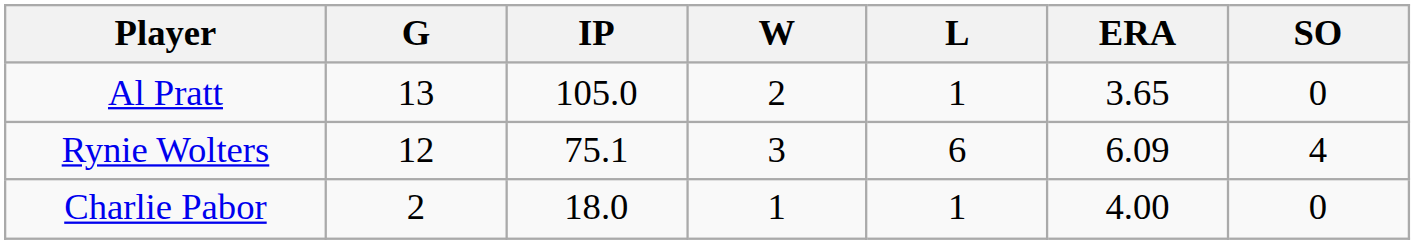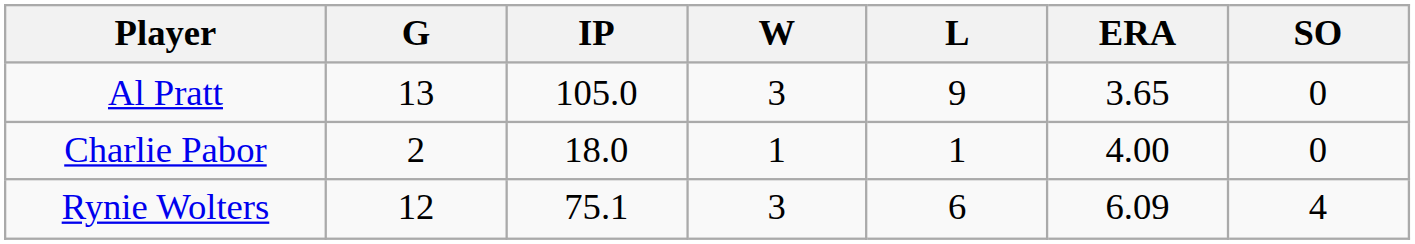(777, 91) 2 -> (777, 91) 3
(957, 91) 1 -> (957, 91) 9
rows swapped: (165, 149) <-> (165, 207)
